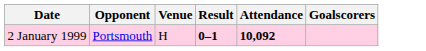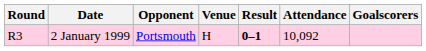+ column: (26, 14)
(257, 35) bold -> (301, 35) normal
